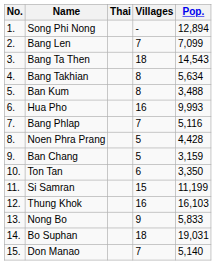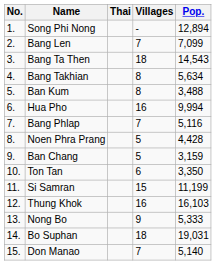(191, 108) 9,993 -> (191, 108) 9,994
(191, 220) 5,833 -> (191, 220) 5,333
